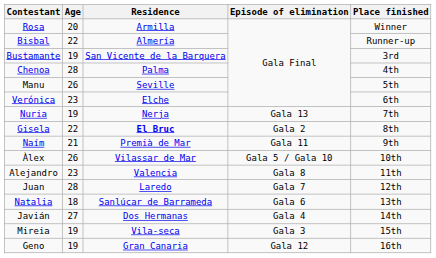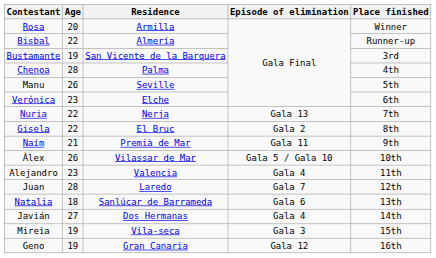(73, 114) 19 -> (73, 114) 22
(155, 129) bold -> (155, 129) normal
(289, 172) Gala 8 -> (289, 172) Gala 4
